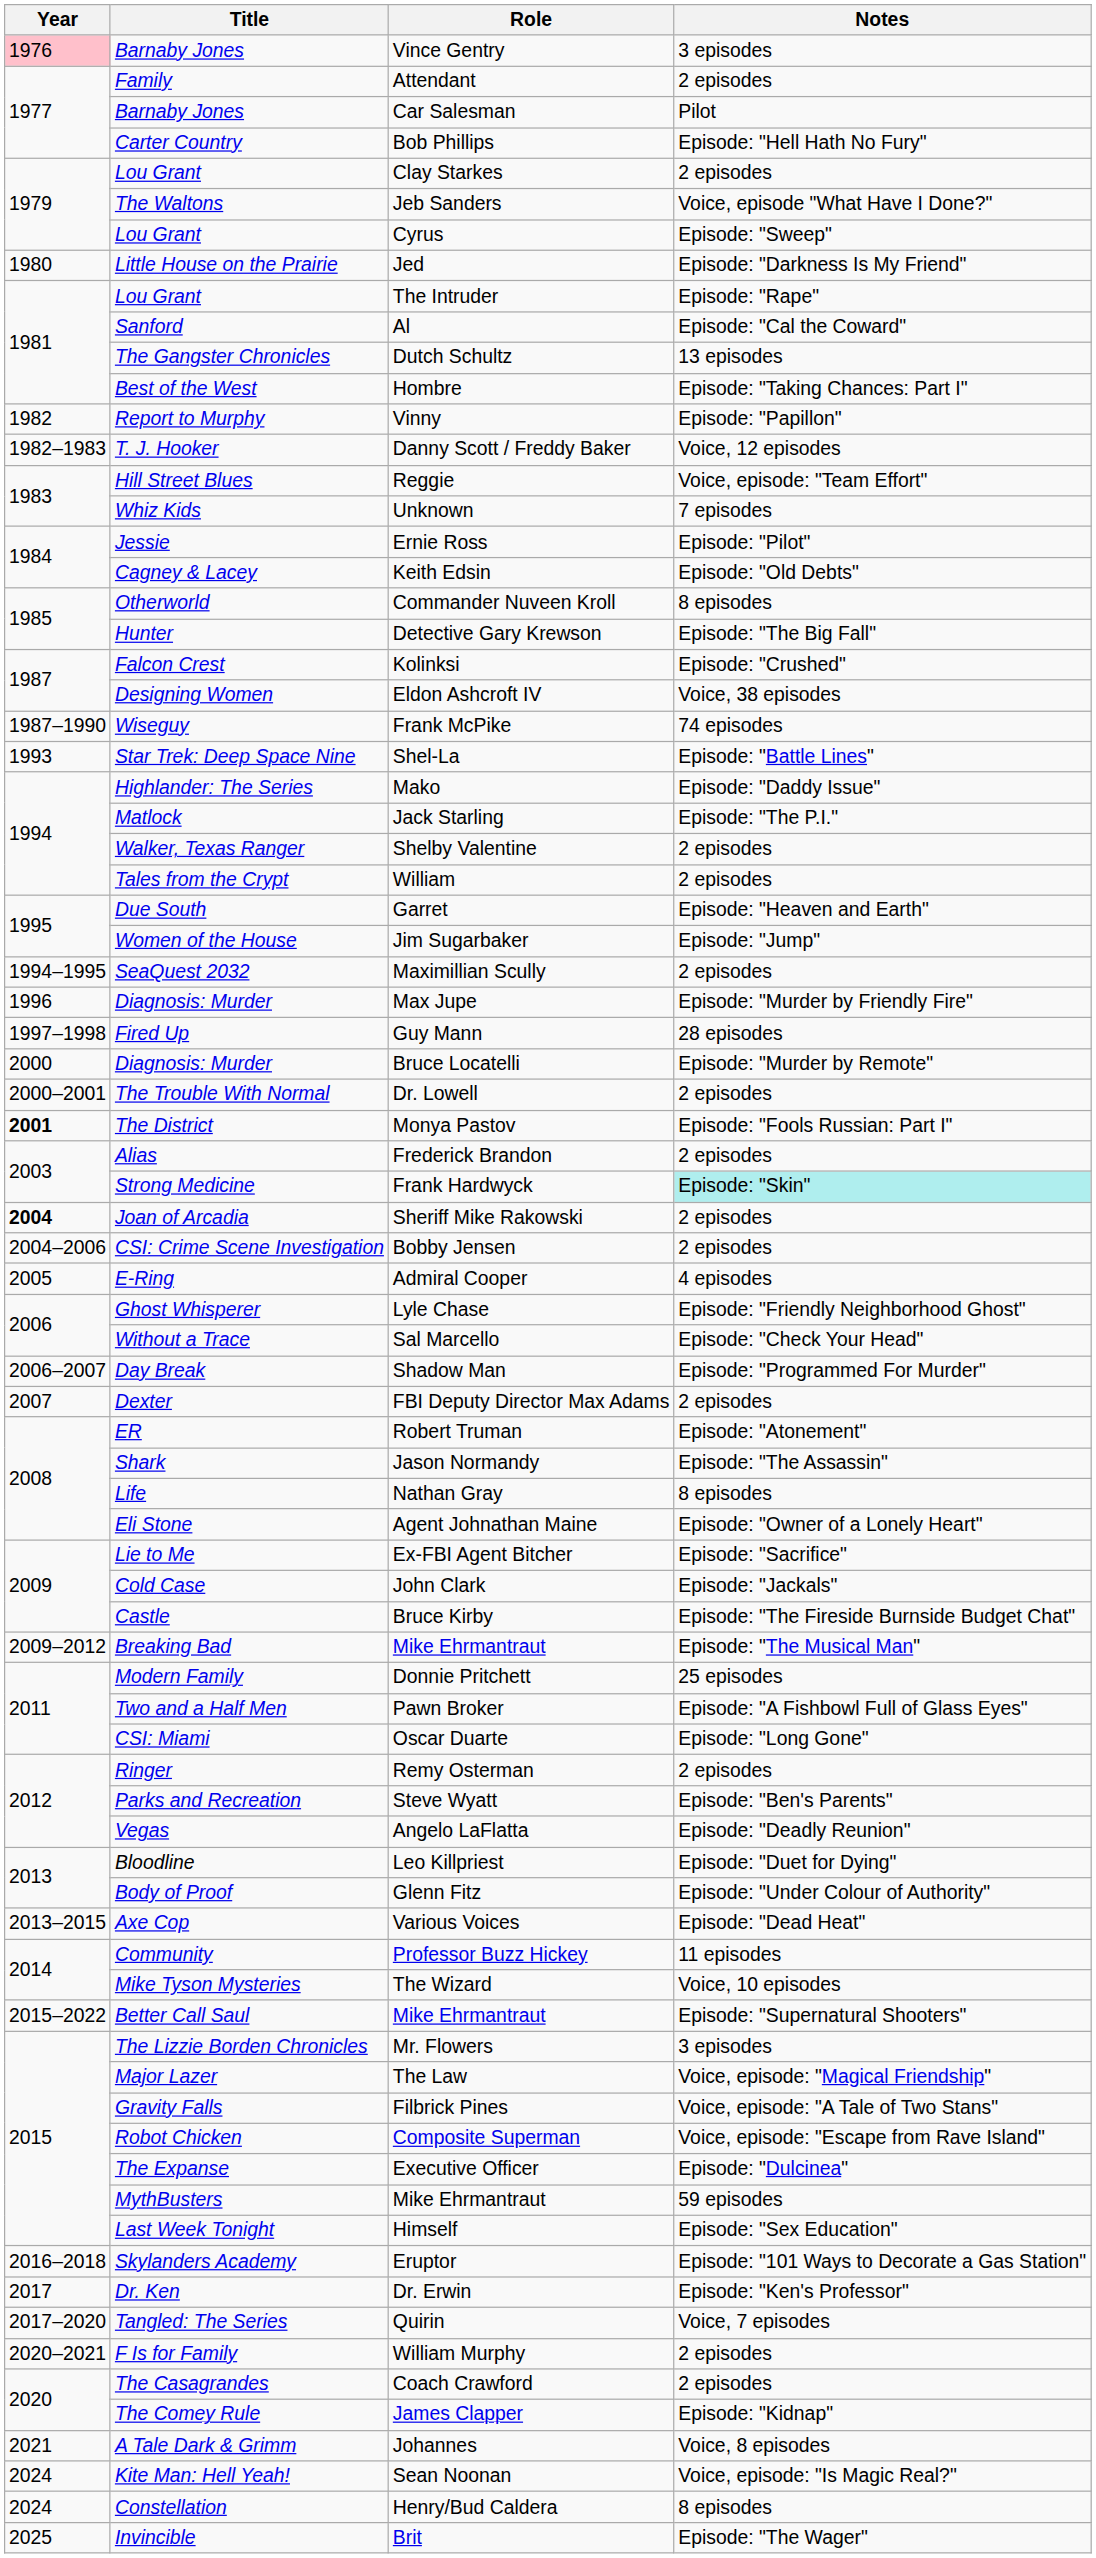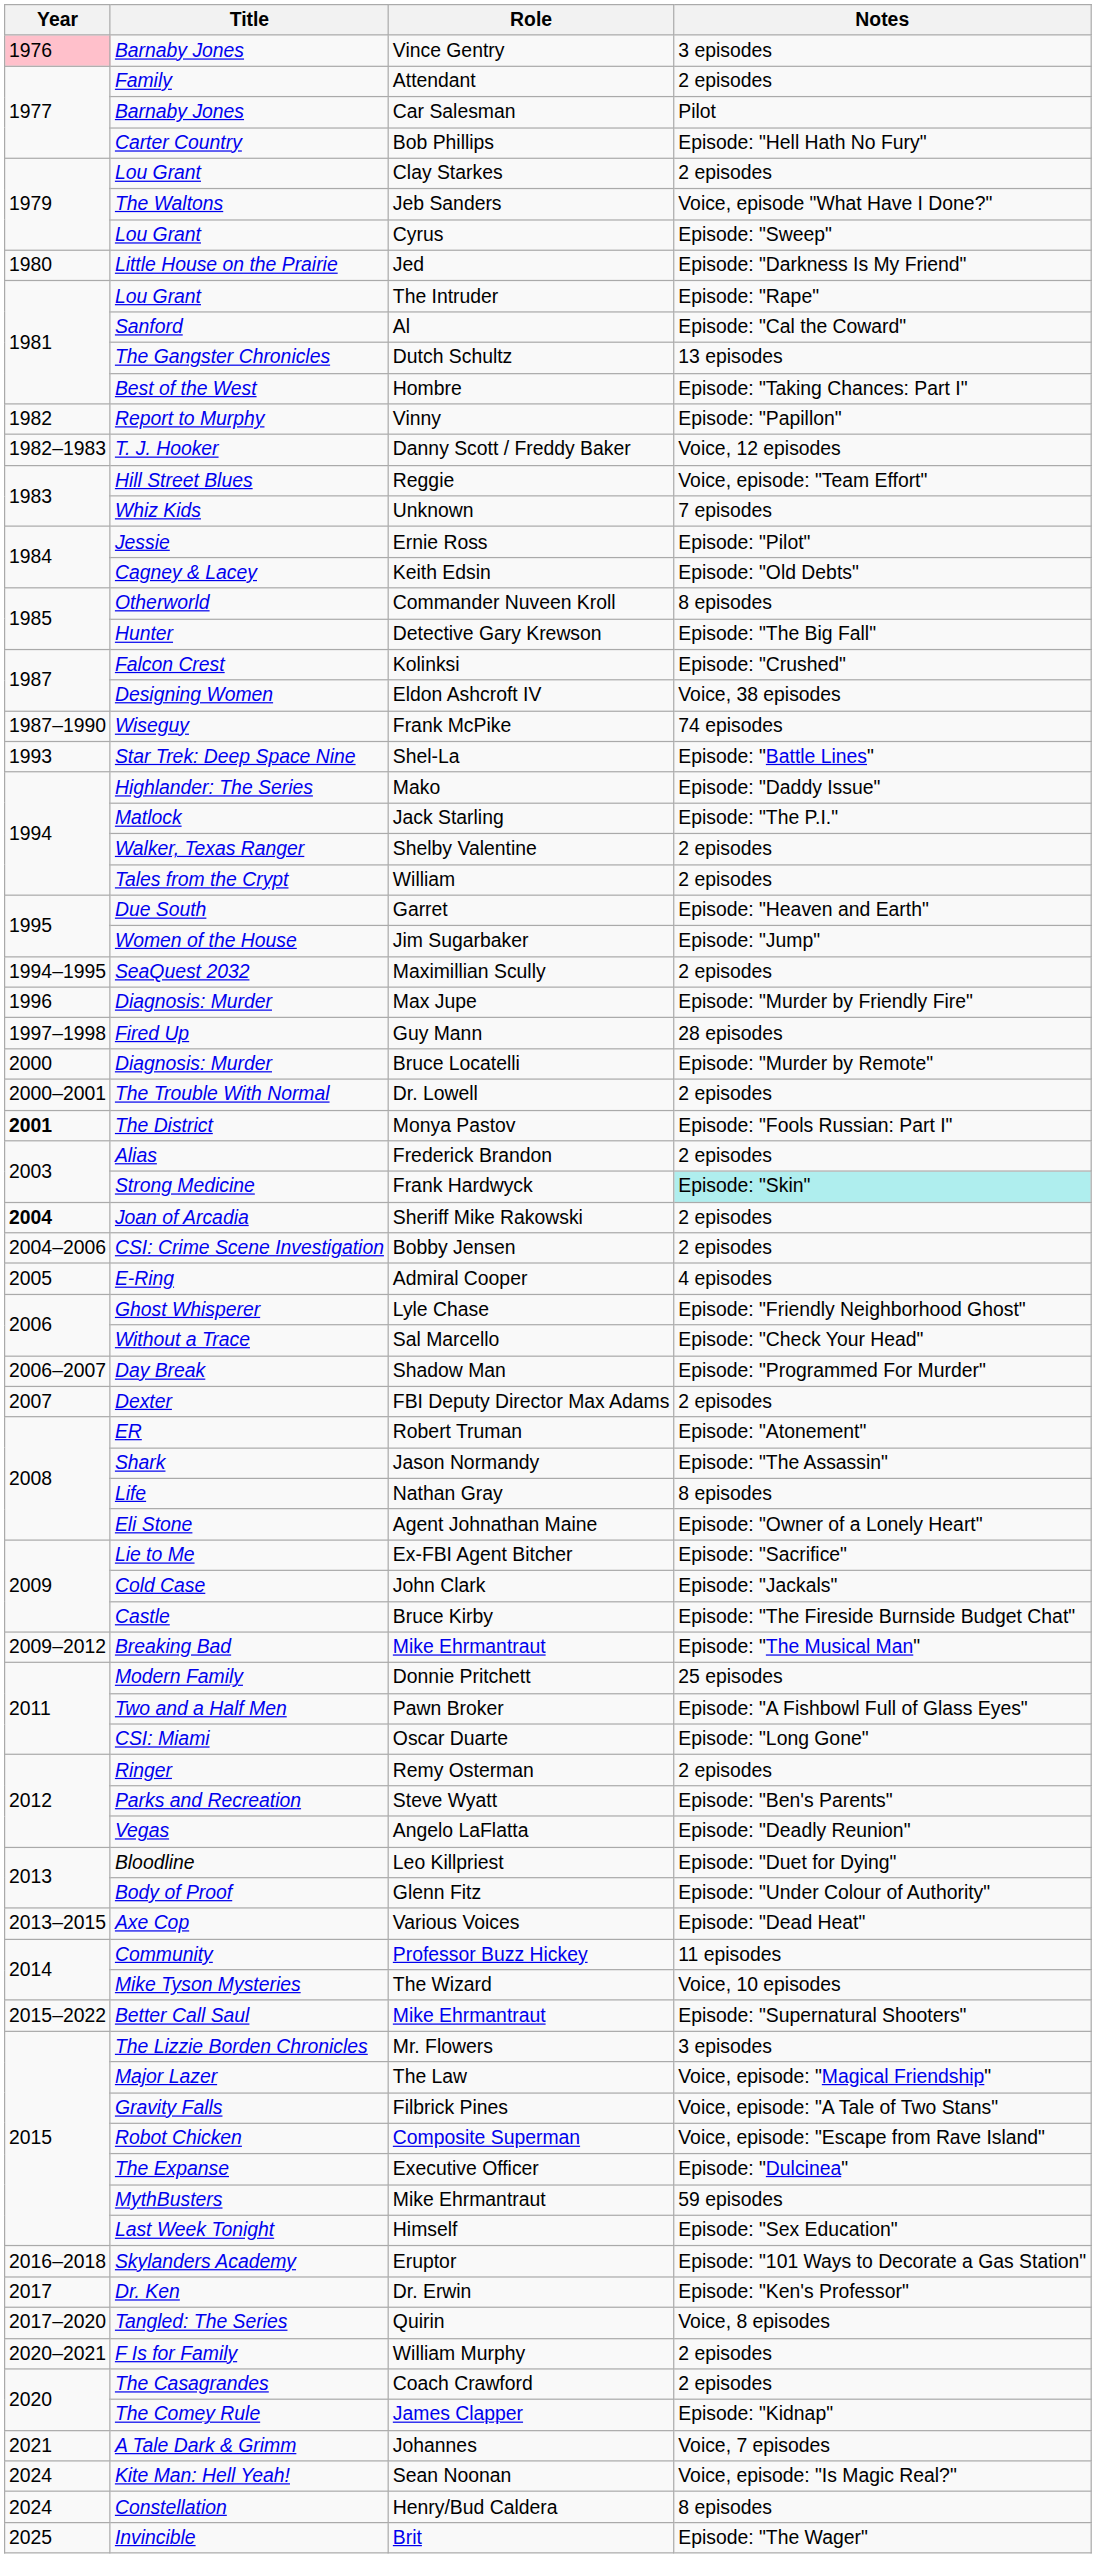(754, 2322) Voice, 7 episodes -> (754, 2322) Voice, 8 episodes
(754, 2445) Voice, 8 episodes -> (754, 2445) Voice, 7 episodes
